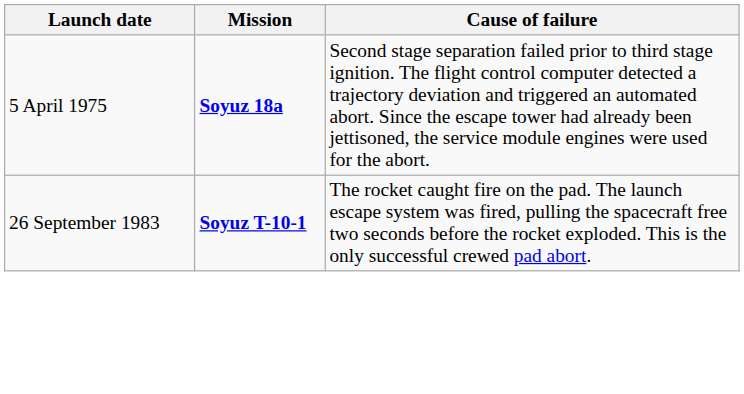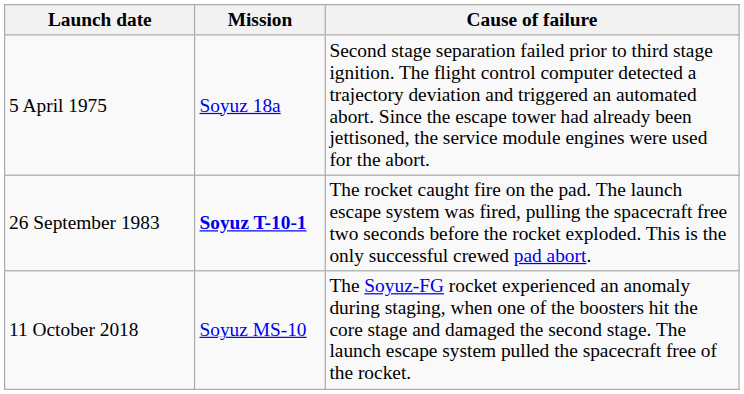(241, 105) bold -> (240, 105) normal
+ row: (74, 329)
